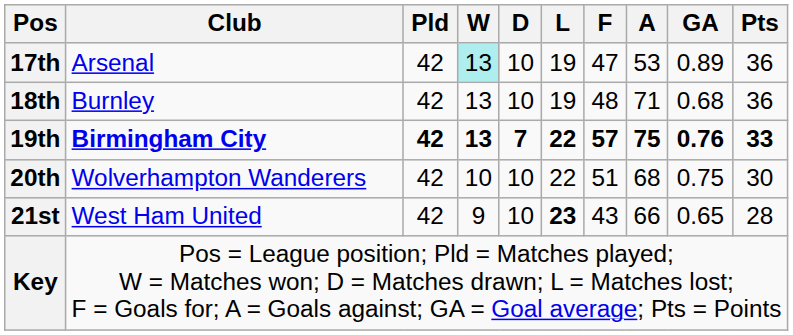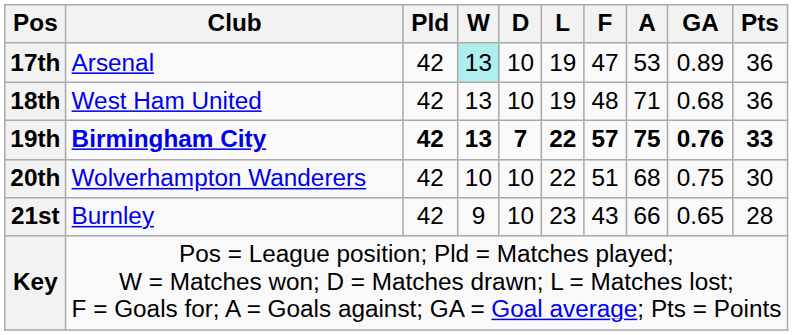(113, 100) Burnley -> (167, 100) West Ham United
(167, 216) West Ham United -> (113, 216) Burnley
(563, 216) bold -> (563, 216) normal
